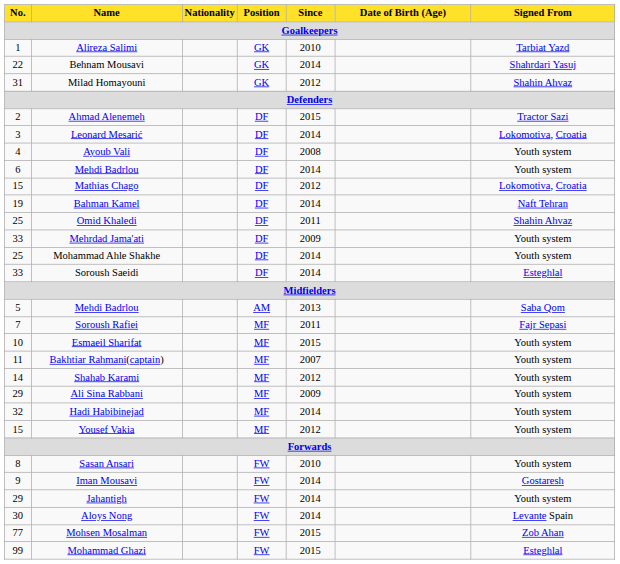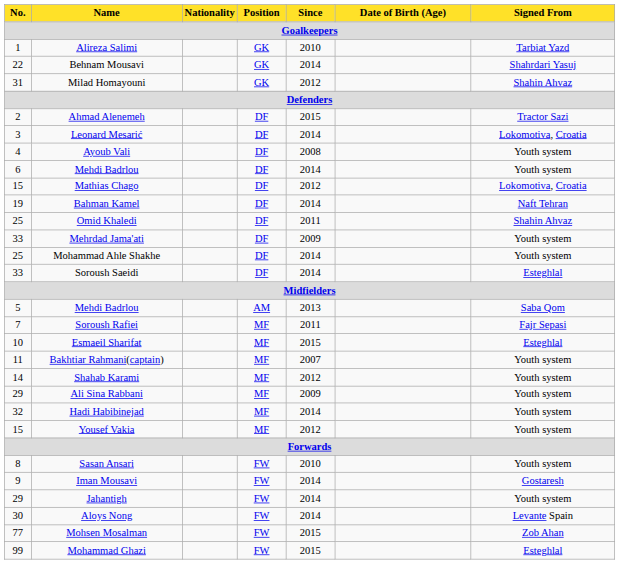(543, 342) Youth system -> (543, 342) Esteghlal
